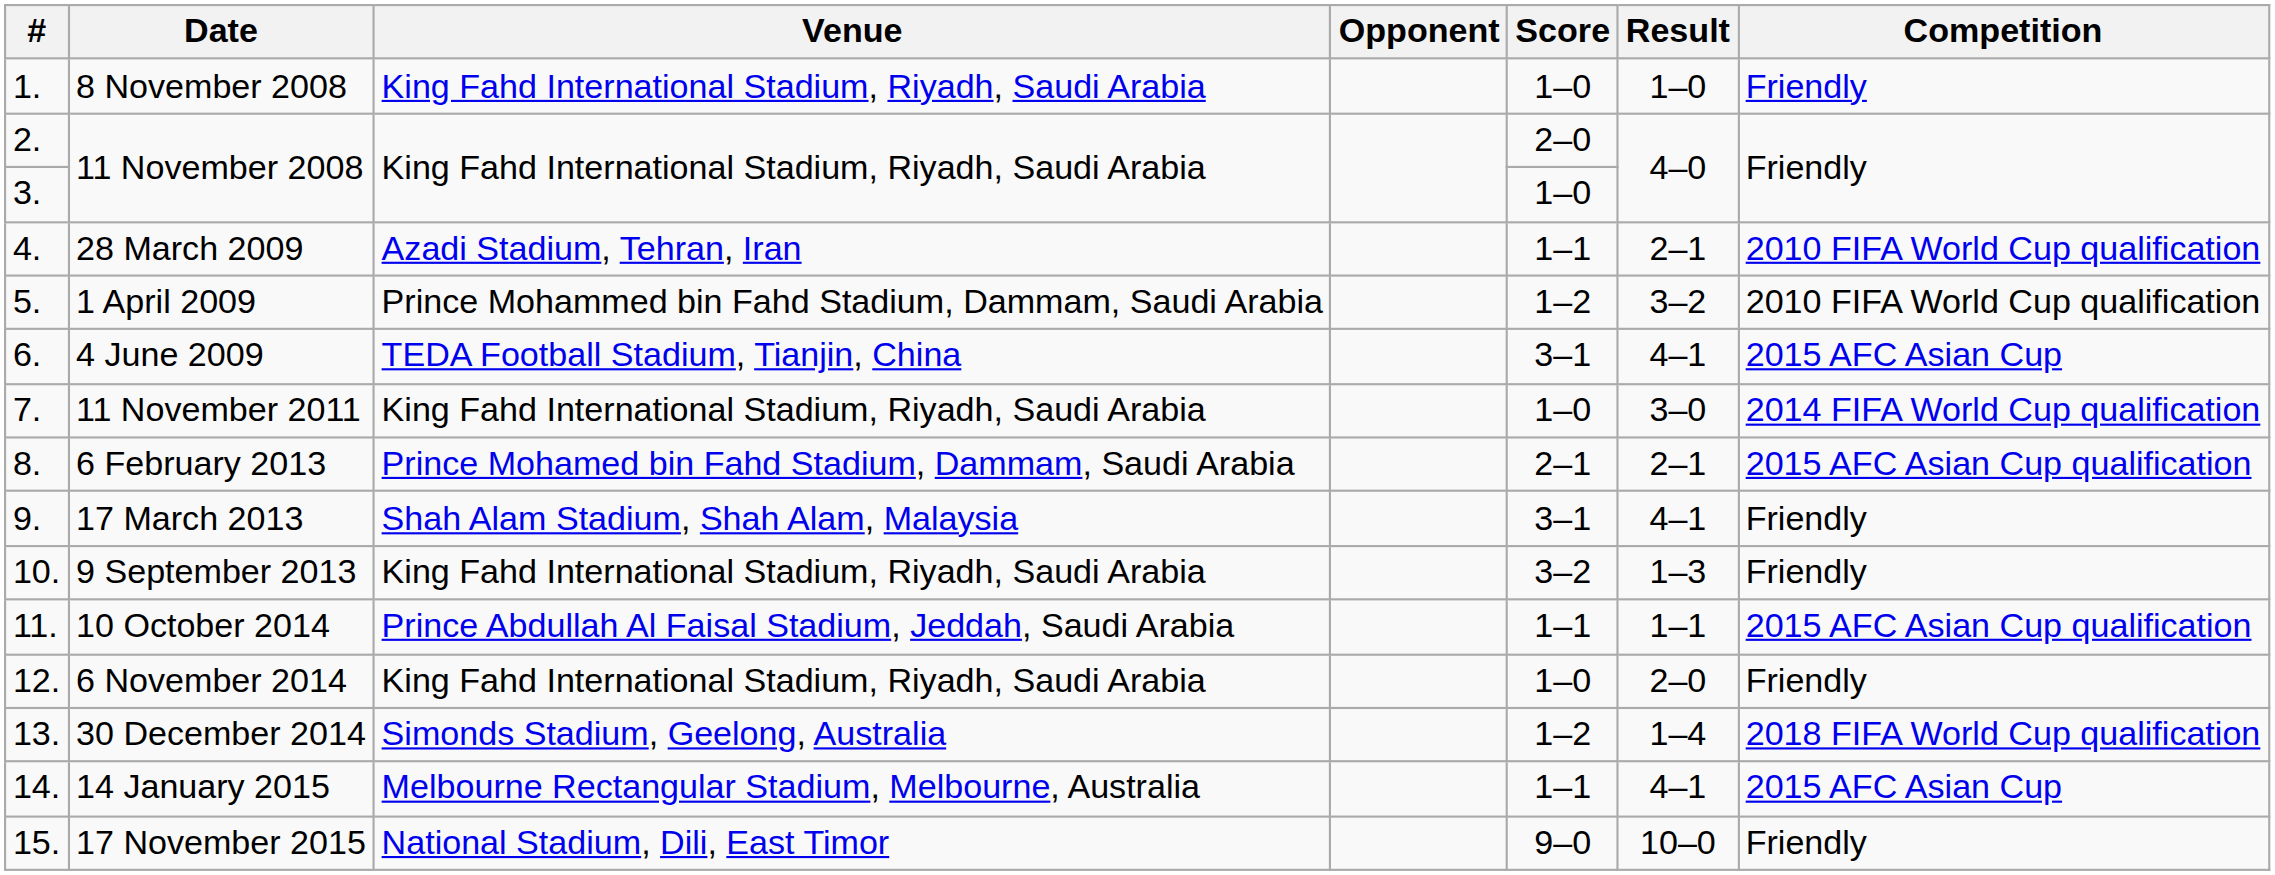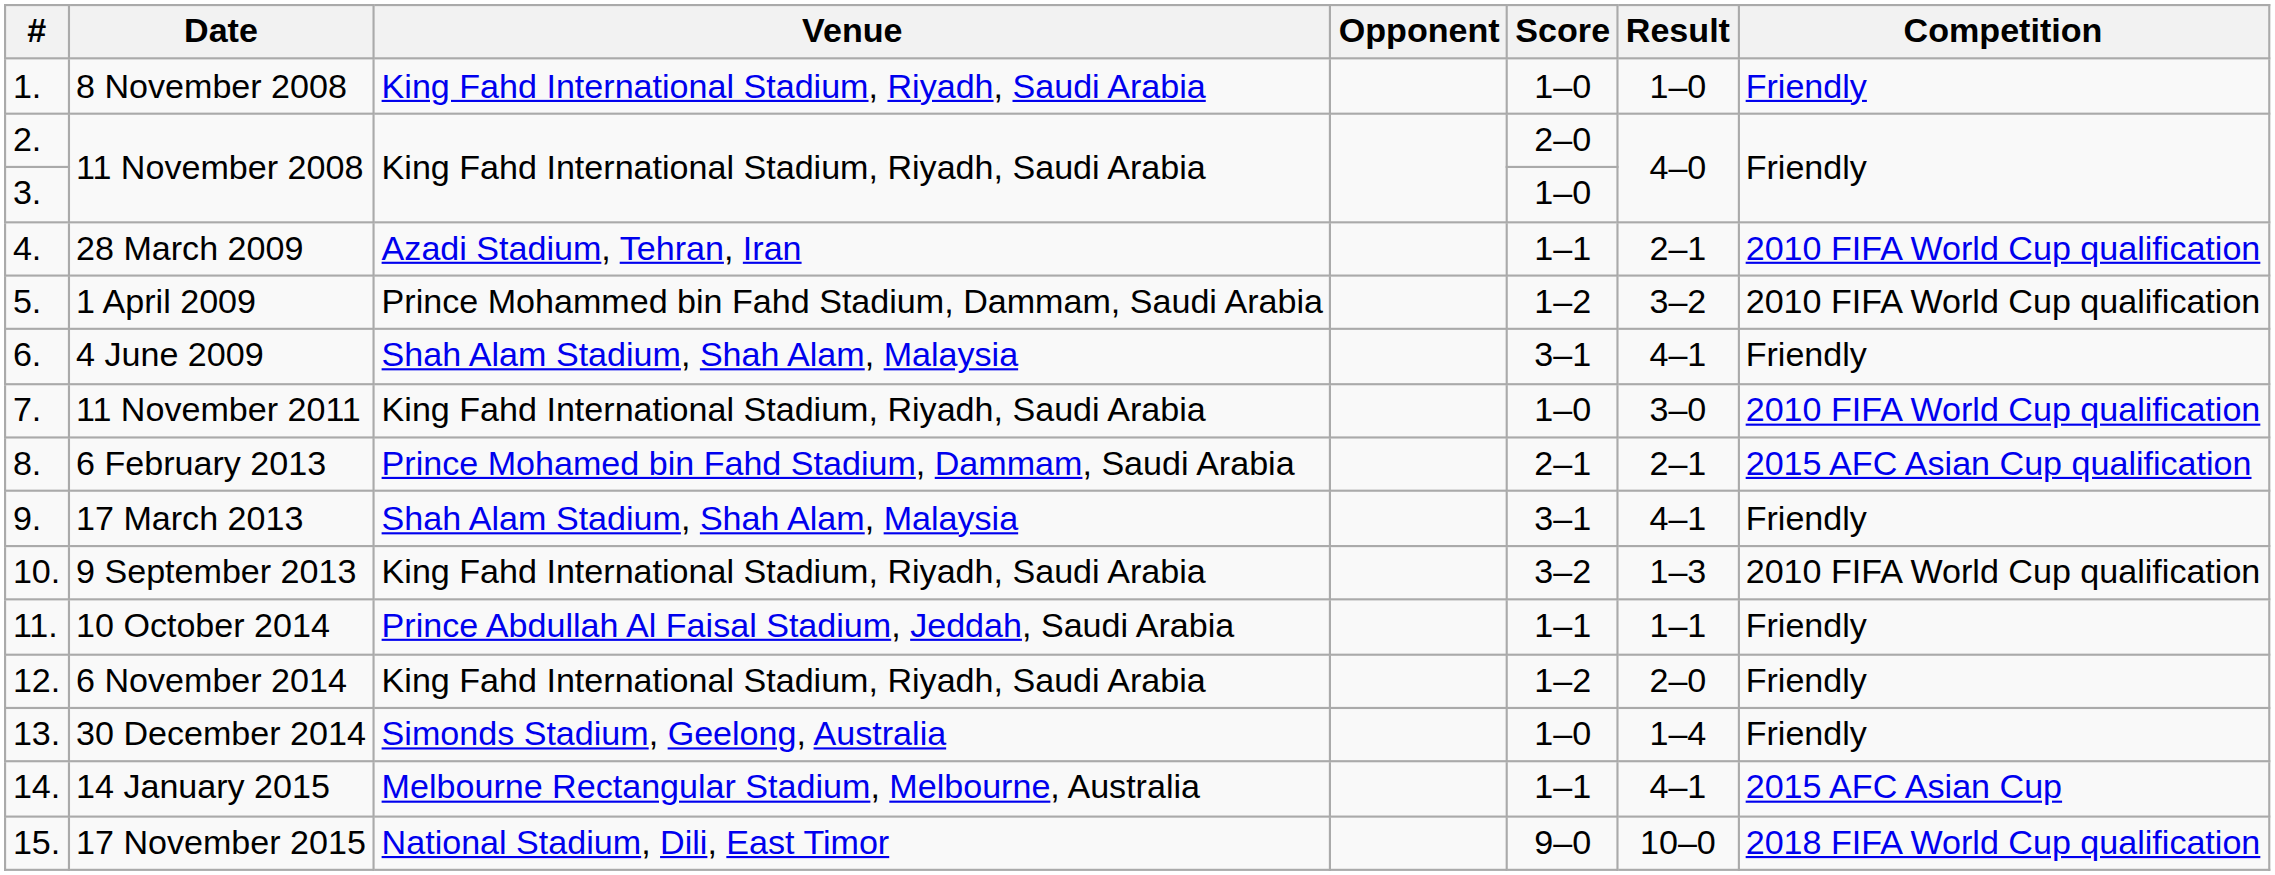(671, 355) TEDA Football Stadium, Tianjin, China -> (700, 355) Shah Alam Stadium, Shah Alam, Malaysia
(1904, 355) 2015 AFC Asian Cup -> (1806, 355) Friendly
(2003, 409) 2014 FIFA World Cup qualification -> (2003, 409) 2010 FIFA World Cup qualification
(1806, 572) Friendly -> (2003, 572) 2010 FIFA World Cup qualification
(1999, 626) 2015 AFC Asian Cup qualification -> (1806, 626) Friendly
(1563, 680) 1–0 -> (1563, 680) 1–2
(1563, 734) 1–2 -> (1563, 734) 1–0
(2003, 734) 2018 FIFA World Cup qualification -> (1806, 734) Friendly
(1806, 842) Friendly -> (2003, 842) 2018 FIFA World Cup qualification
